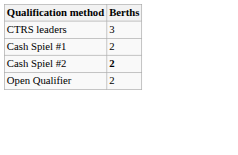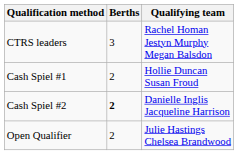+ column: (188, 13)
